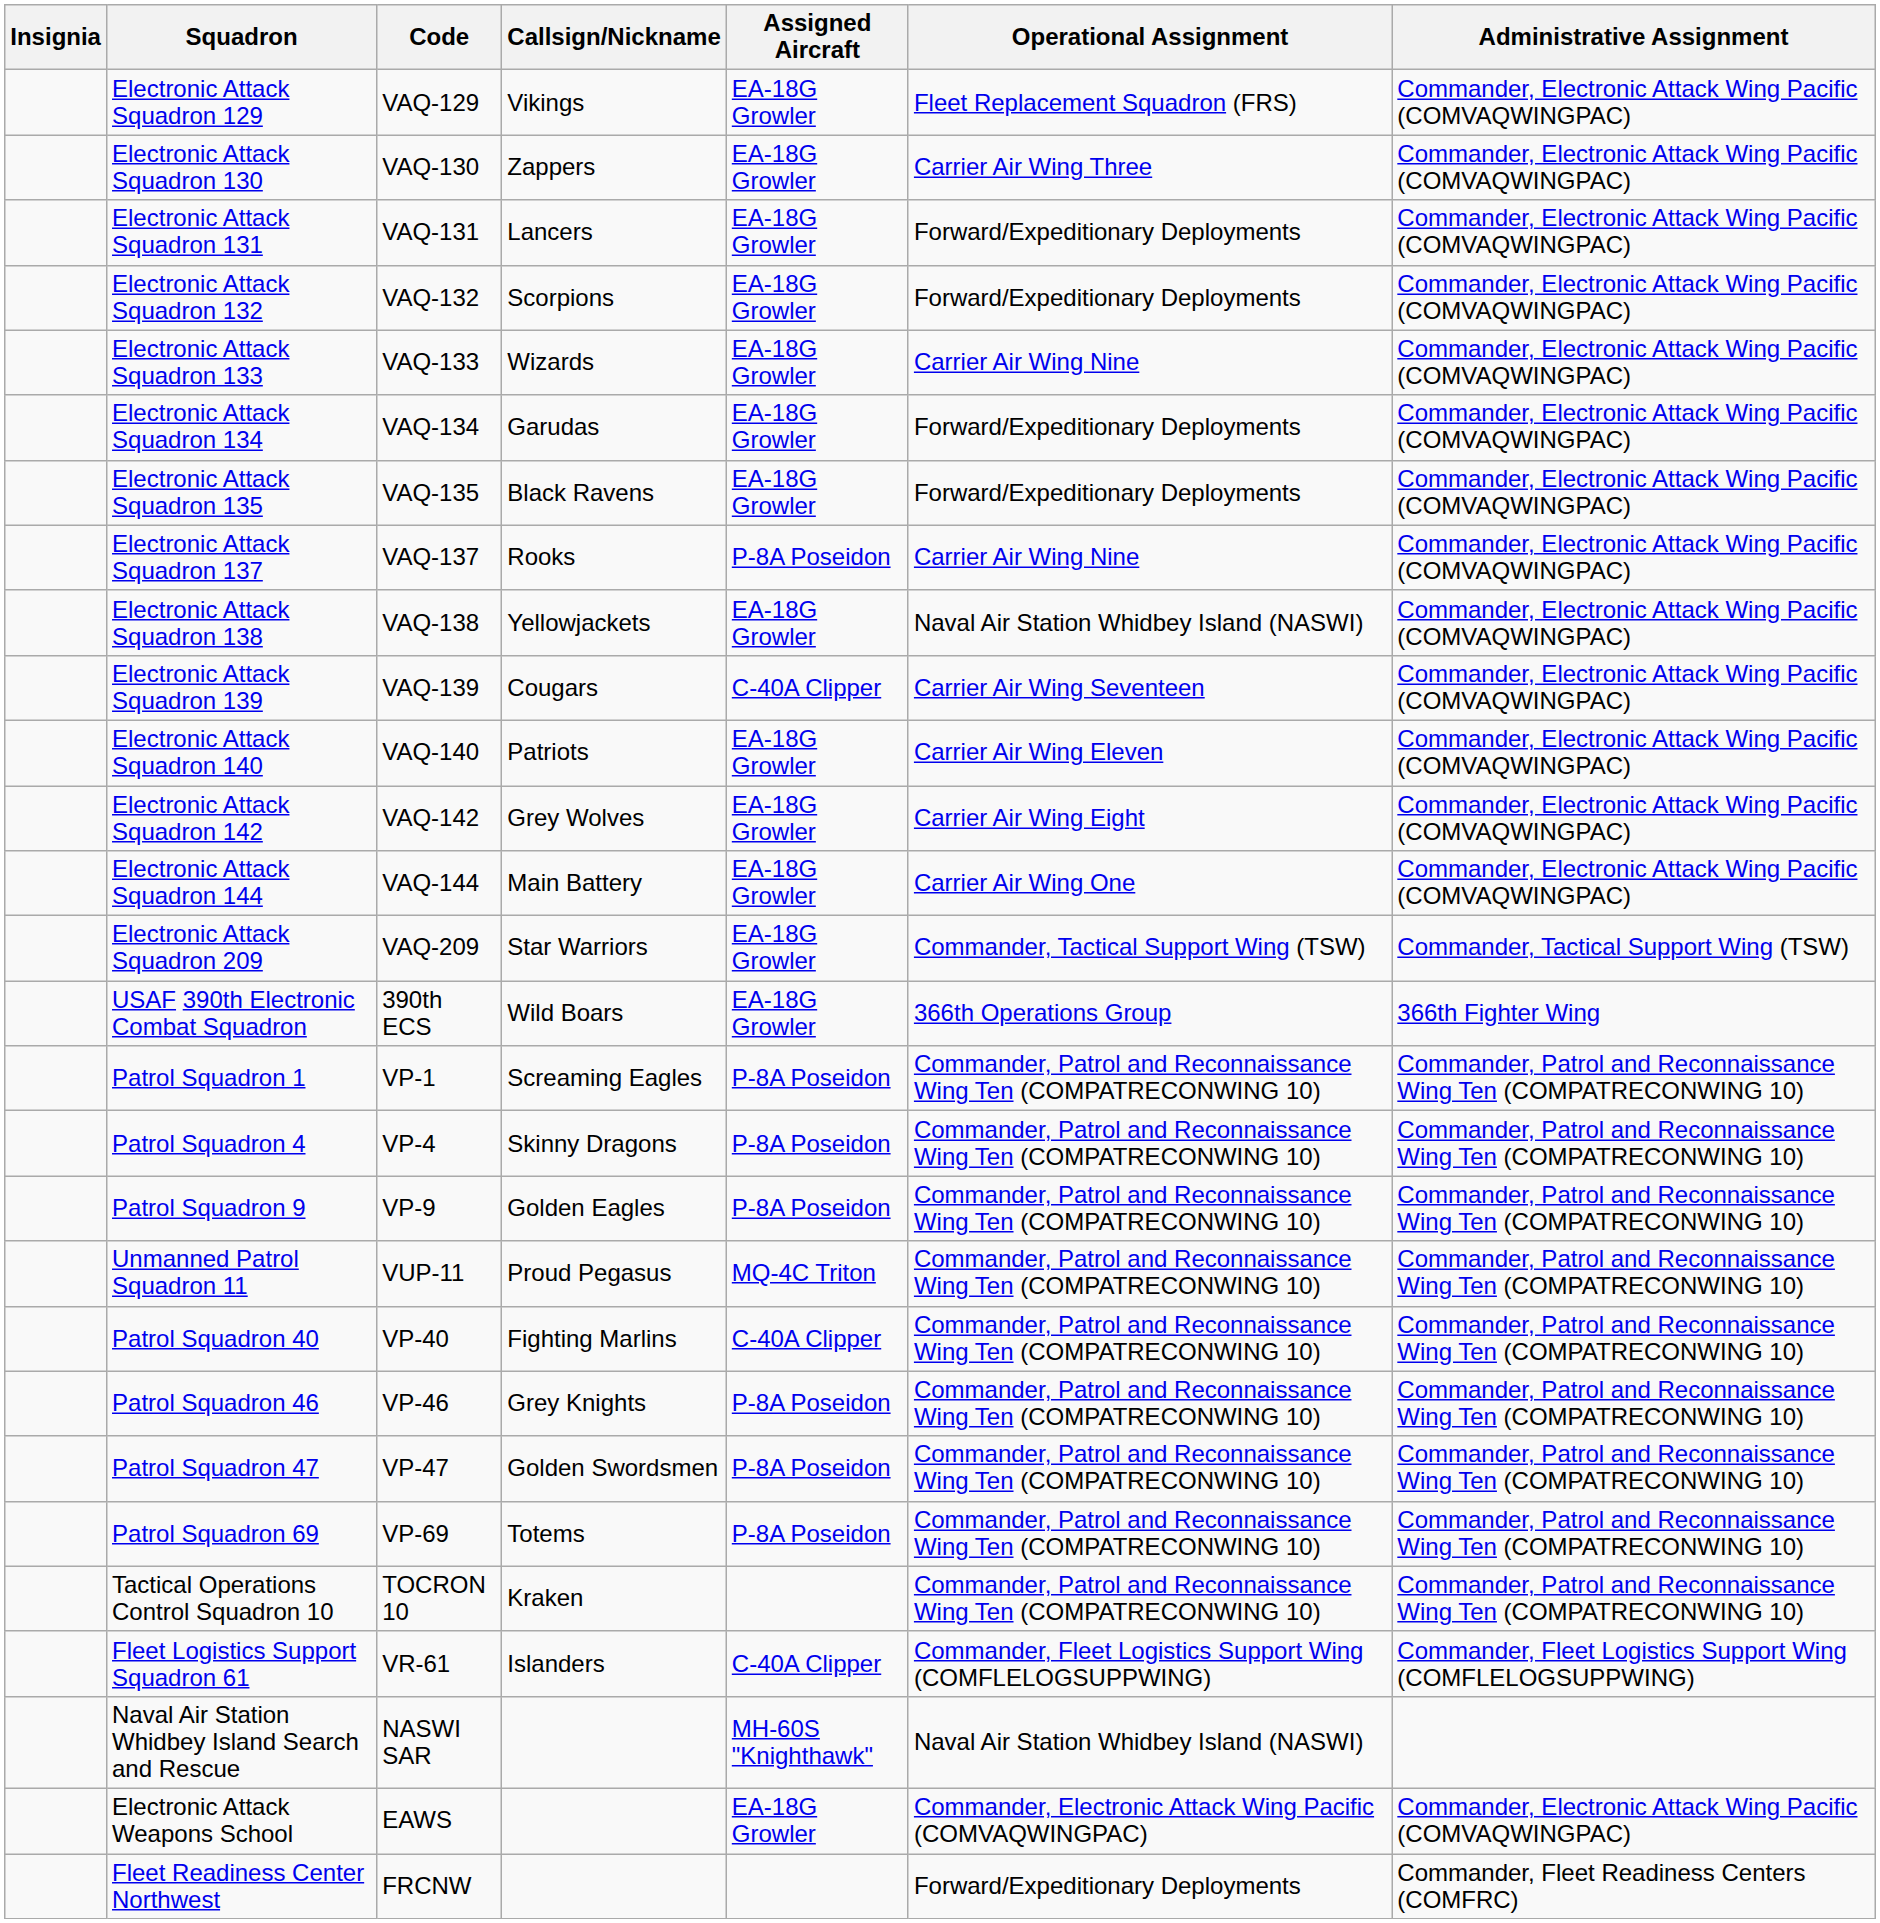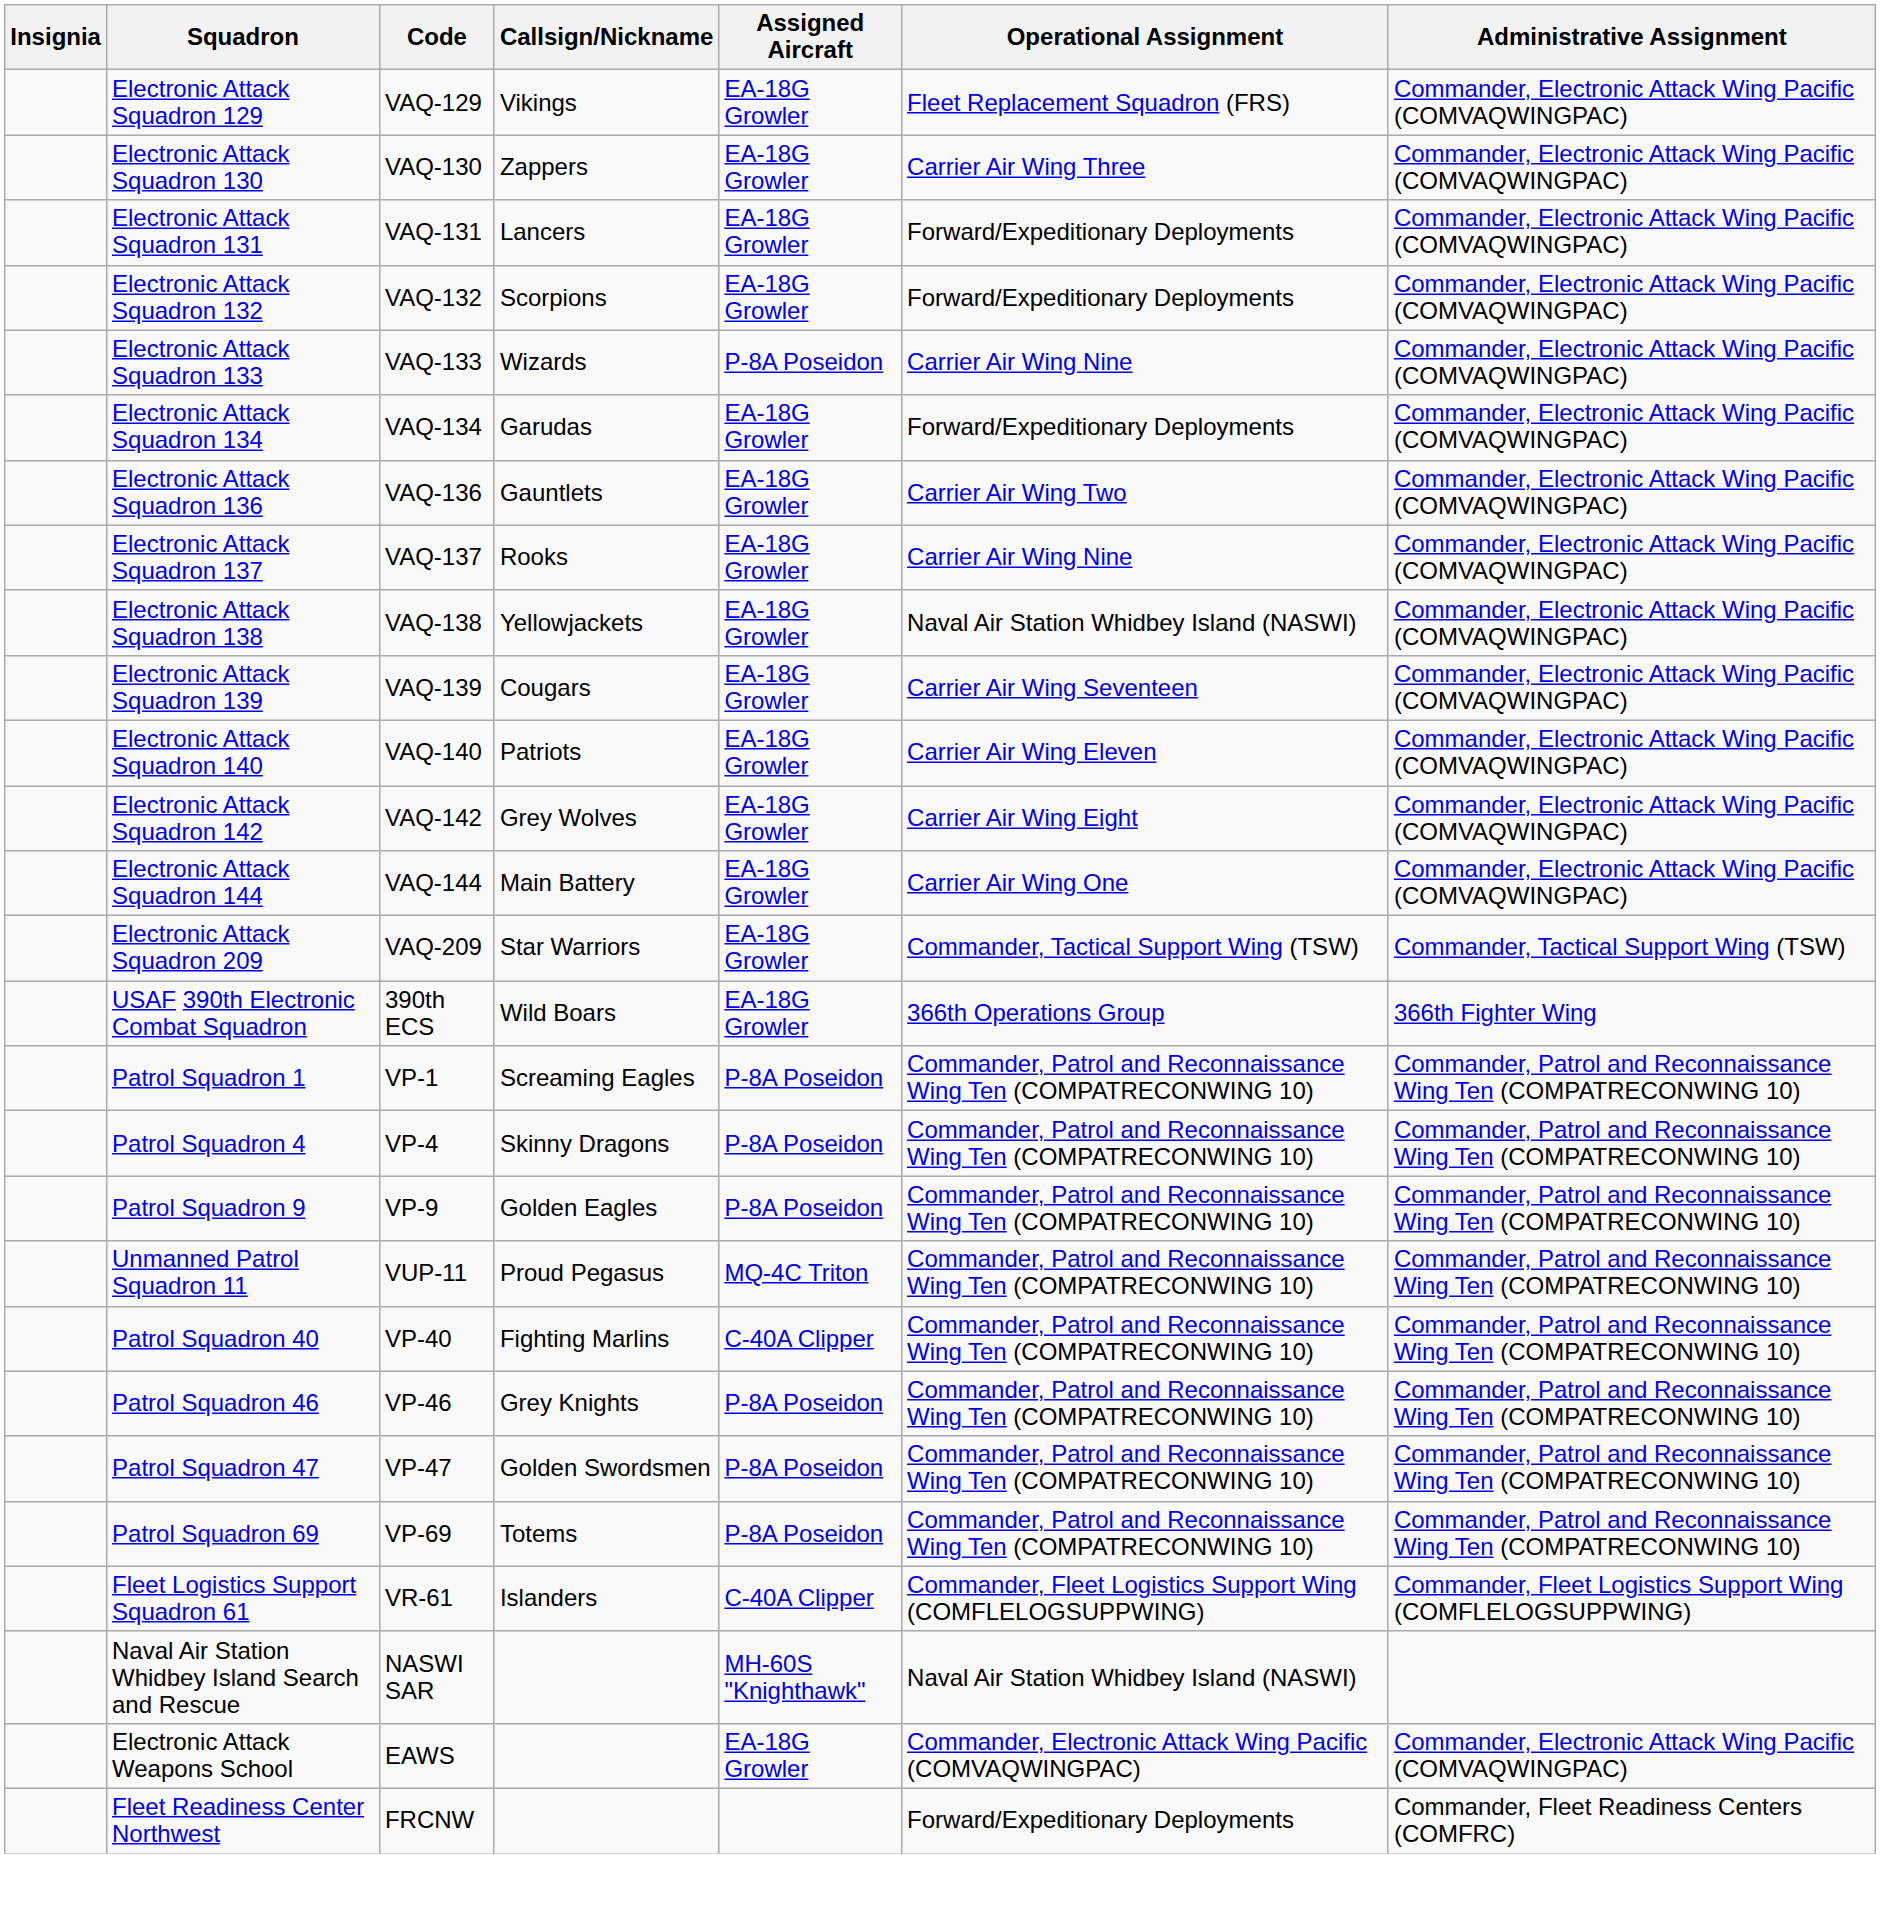(774, 362) EA-18G Growler -> (804, 362) P-8A Poseidon
- row: (201, 492)
+ row: (201, 492)
(811, 557) P-8A Poseidon -> (767, 557) EA-18G Growler
(807, 687) C-40A Clipper -> (767, 687) EA-18G Growler
- row: (223, 1598)
